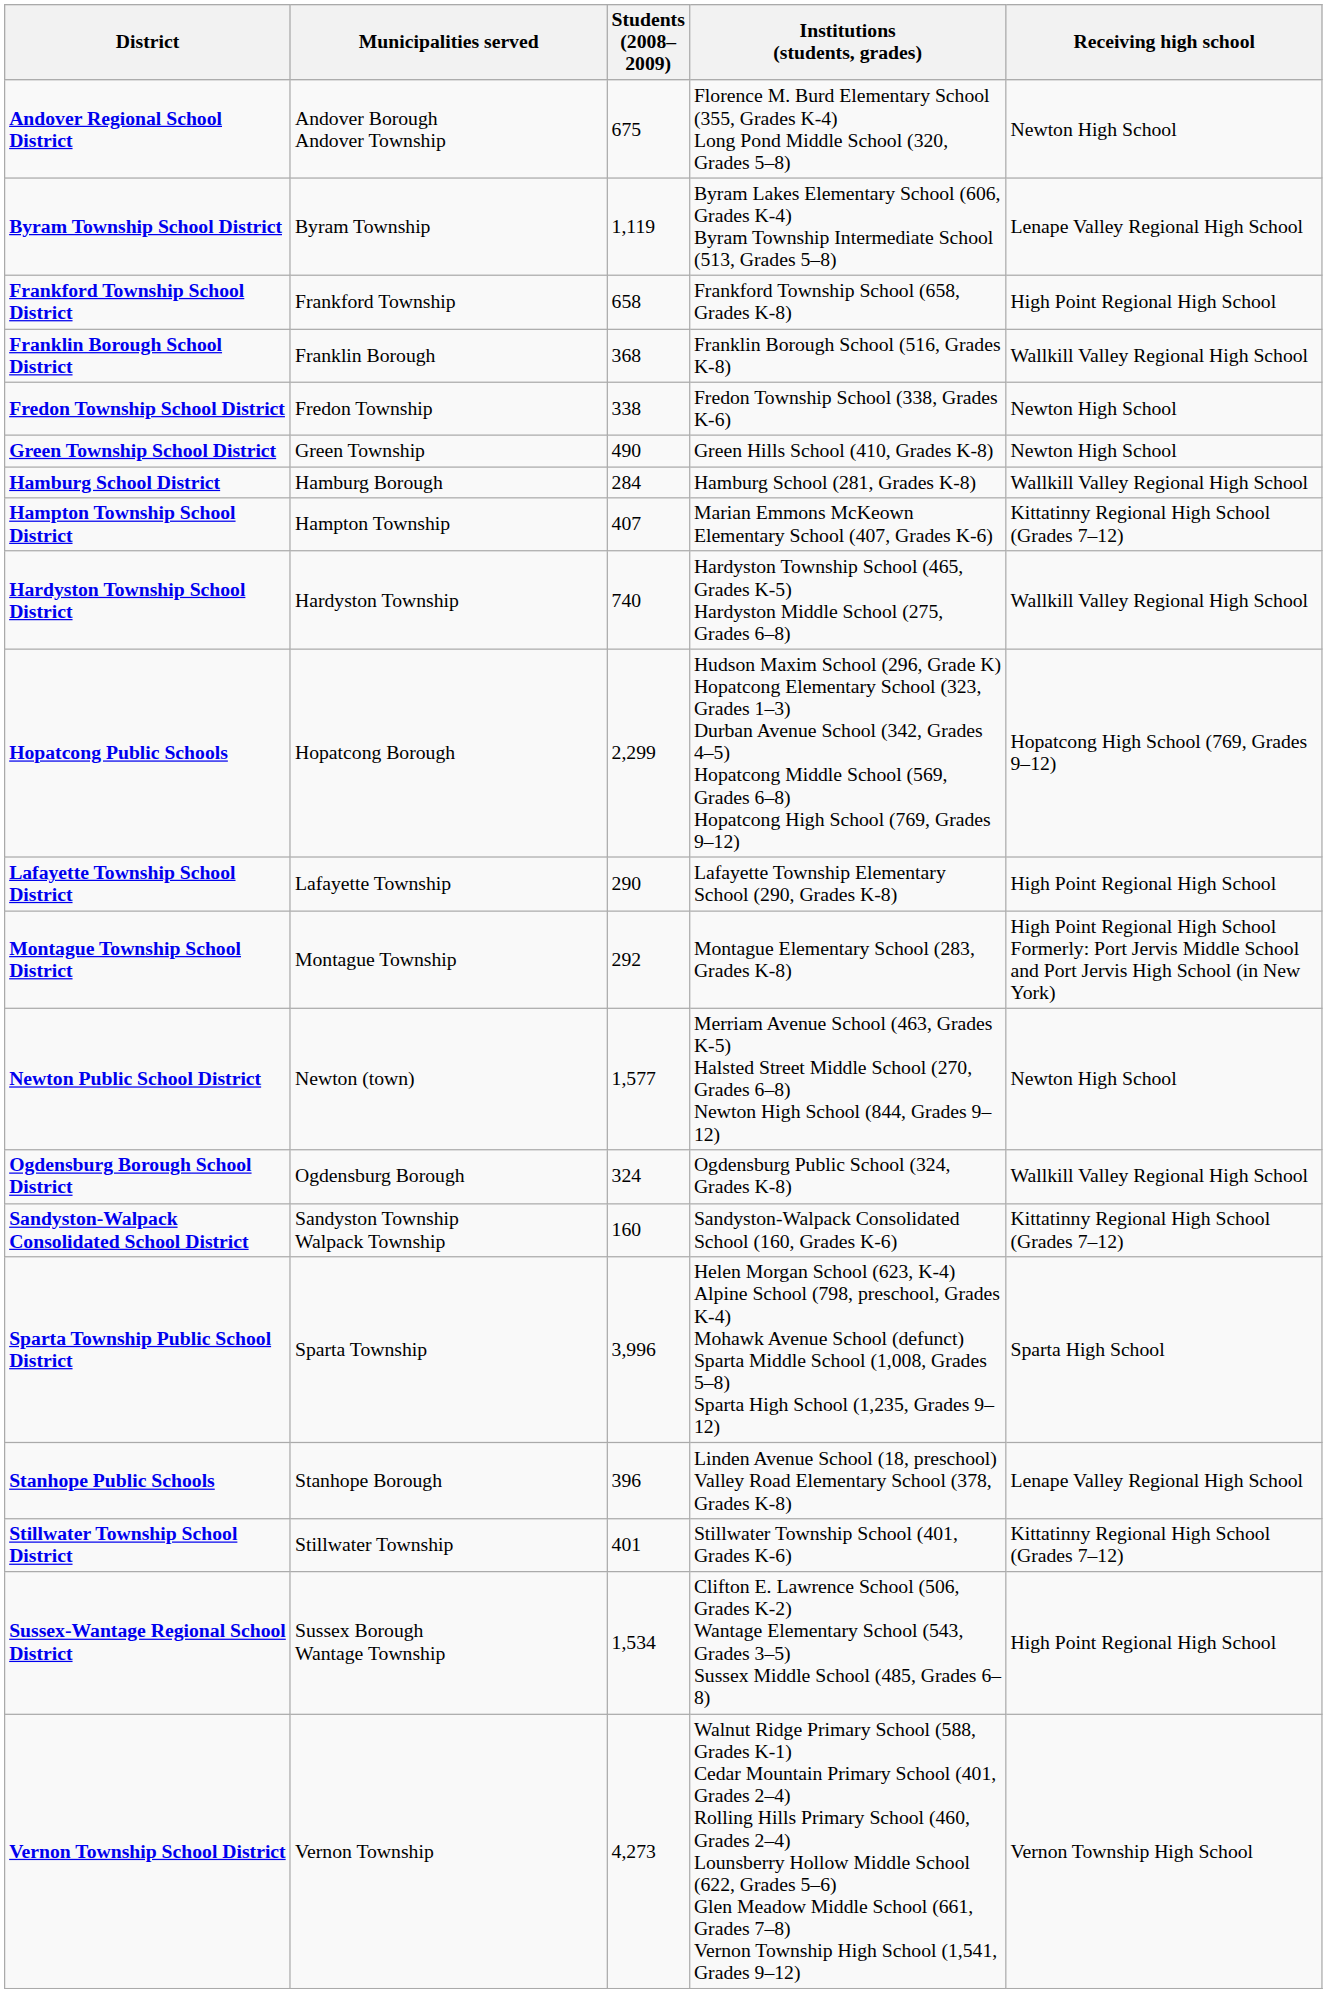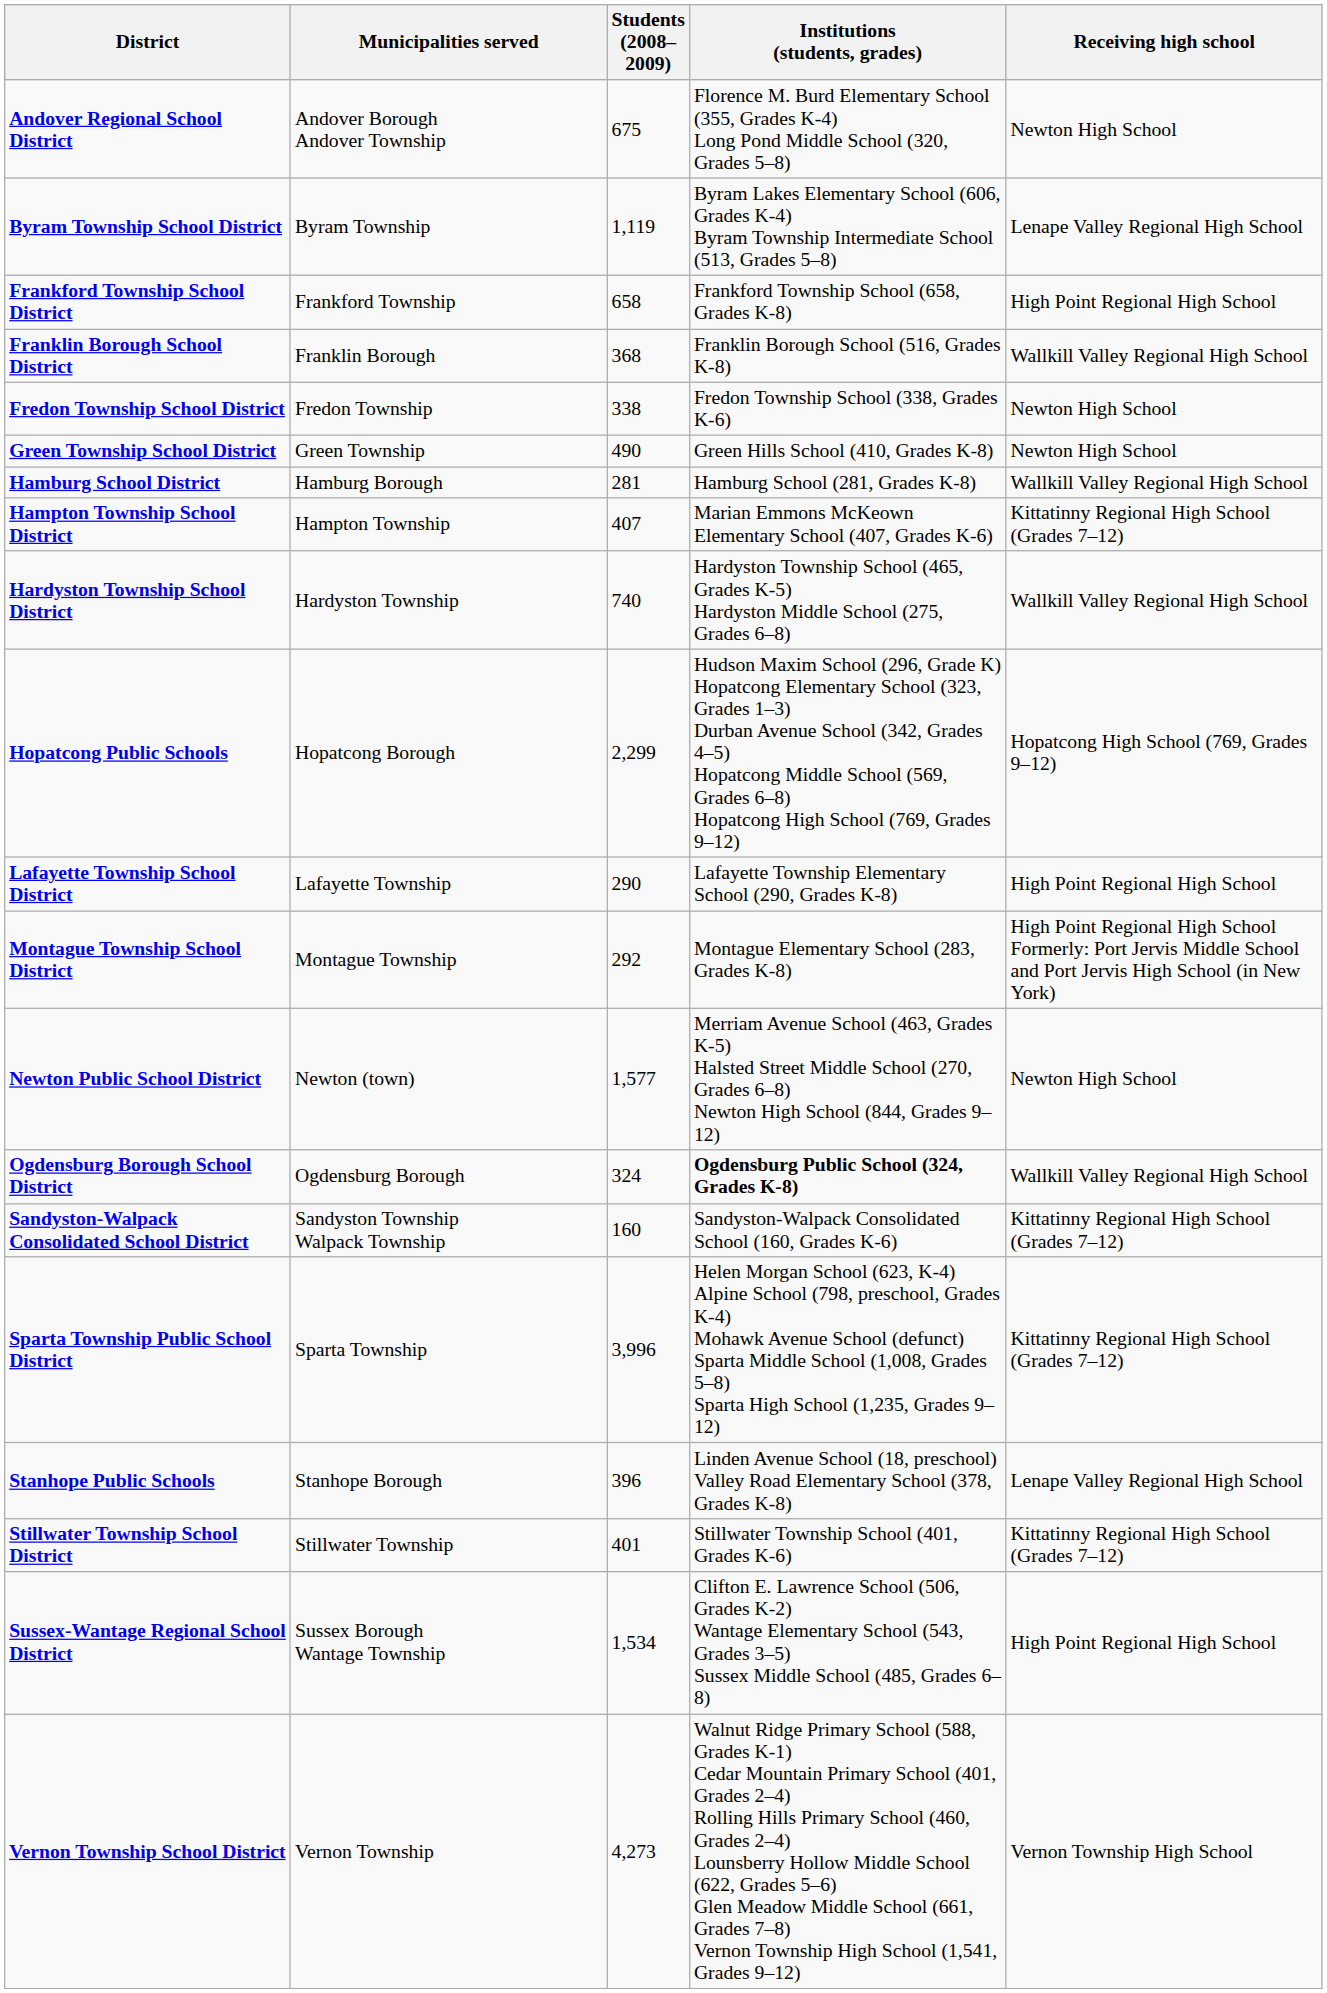(626, 482) 284 -> (626, 482) 281
(822, 1176) normal -> (828, 1176) bold
(1088, 1349) Sparta High School -> (1140, 1349) Kittatinny Regional High School (Grades 7–12)
